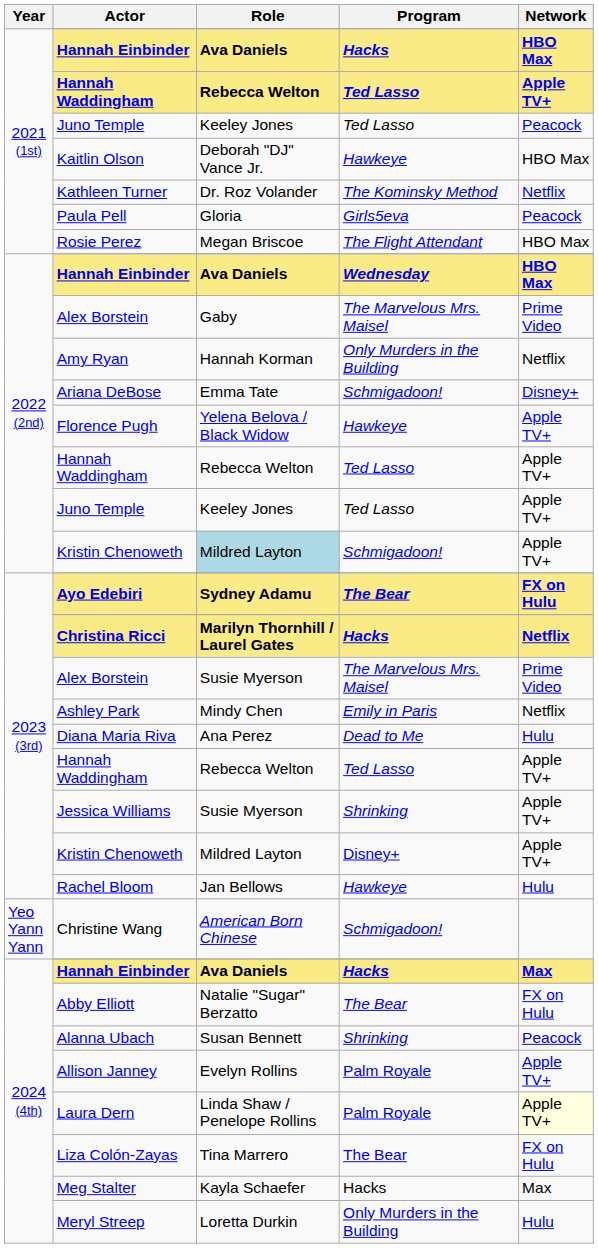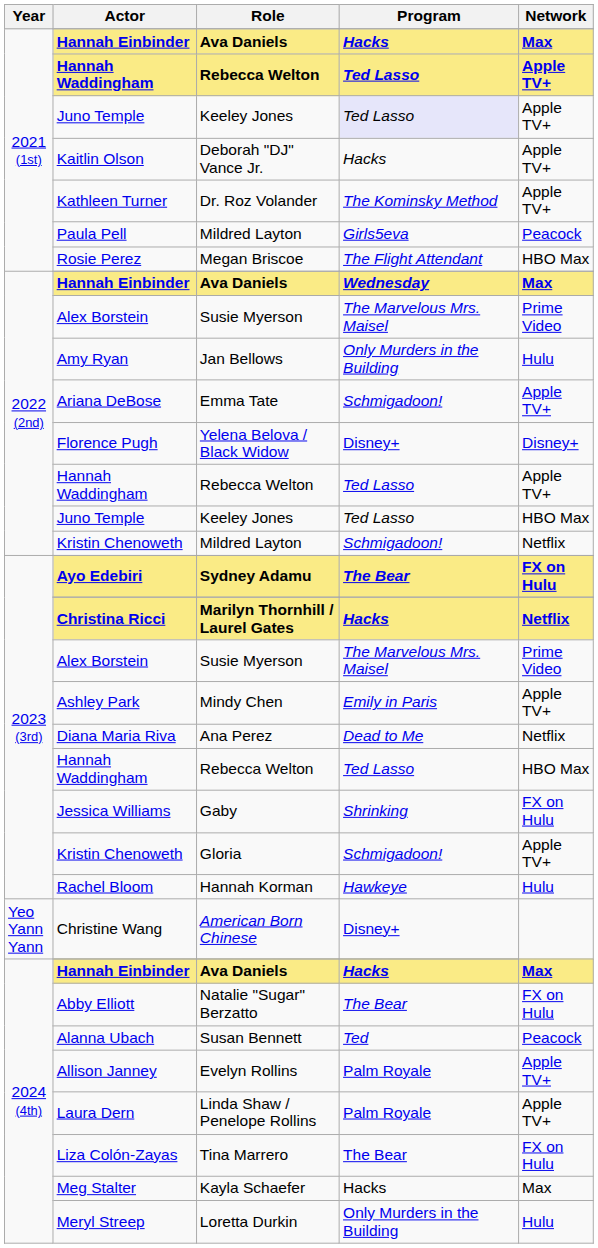(539, 50) HBO Max -> (537, 41) Max
(379, 125) no background -> (379, 116) lavender background
(552, 125) Peacock -> (542, 116) Apple TV+
(375, 158) Hawkeye -> (365, 158) Hacks
(556, 158) HBO Max -> (542, 158) Apple TV+
(544, 192) Netflix -> (542, 200) Apple TV+
(221, 216) Gloria -> (251, 234) Mildred Layton
(539, 274) HBO Max -> (537, 283) Max
(218, 316) Gaby -> (251, 316) Susie Myerson
(256, 358) Hannah Korman -> (241, 358) Jan Bellows
(544, 358) Netflix -> (538, 358) Hulu
(550, 392) Disney+ -> (542, 401) Apple TV+
(375, 425) Hawkeye -> (371, 443) Disney+
(542, 425) Apple TV+ -> (550, 443) Disney+
(542, 509) Apple TV+ -> (556, 518) HBO Max
(251, 551) lightblue background -> (251, 543) no background
(542, 551) Apple TV+ -> (544, 543) Netflix
(544, 711) Netflix -> (542, 702) Apple TV+
(538, 736) Hulu -> (544, 736) Netflix
(542, 769) Apple TV+ -> (556, 769) HBO Max
(251, 811) Susie Myerson -> (218, 811) Gaby
(542, 811) Apple TV+ -> (543, 811) FX on Hulu
(251, 853) Mildred Layton -> (221, 853) Gloria
(371, 853) Disney+ -> (393, 853) Schmigadoon!
(241, 886) Jan Bellows -> (256, 886) Hannah Korman
(393, 928) Schmigadoon! -> (371, 928) Disney+
(375, 1037) Shrinking -> (356, 1037) Ted
(542, 1113) lightyellow background -> (542, 1113) no background
